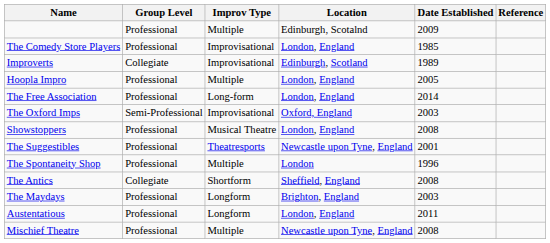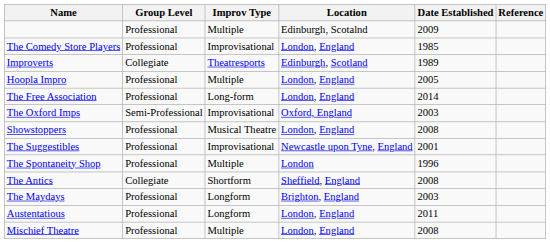(241, 63) Improvisational -> (236, 63) Theatresports
(236, 146) Theatresports -> (241, 146) Improvisational
(347, 230) Newcastle upon Tyne, England -> (318, 230) London, England
